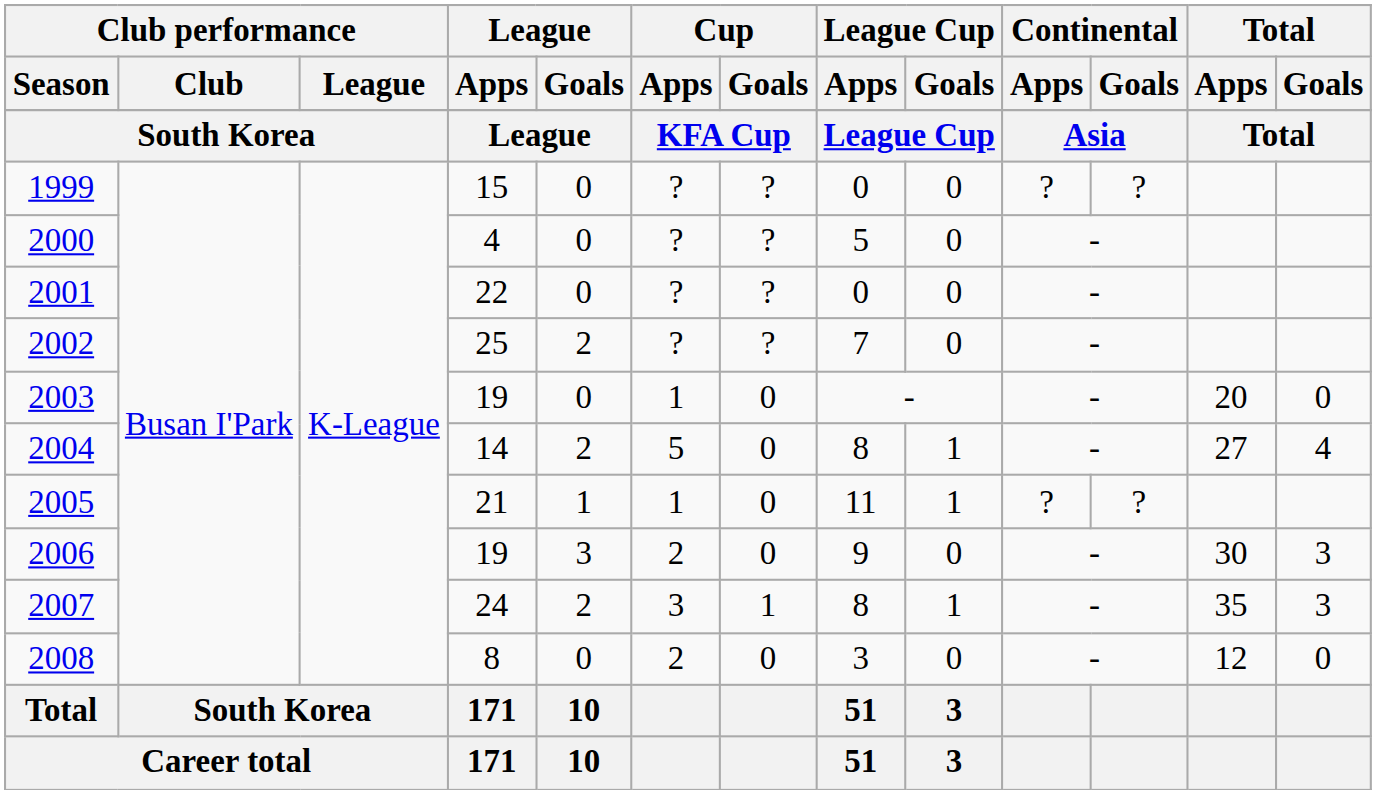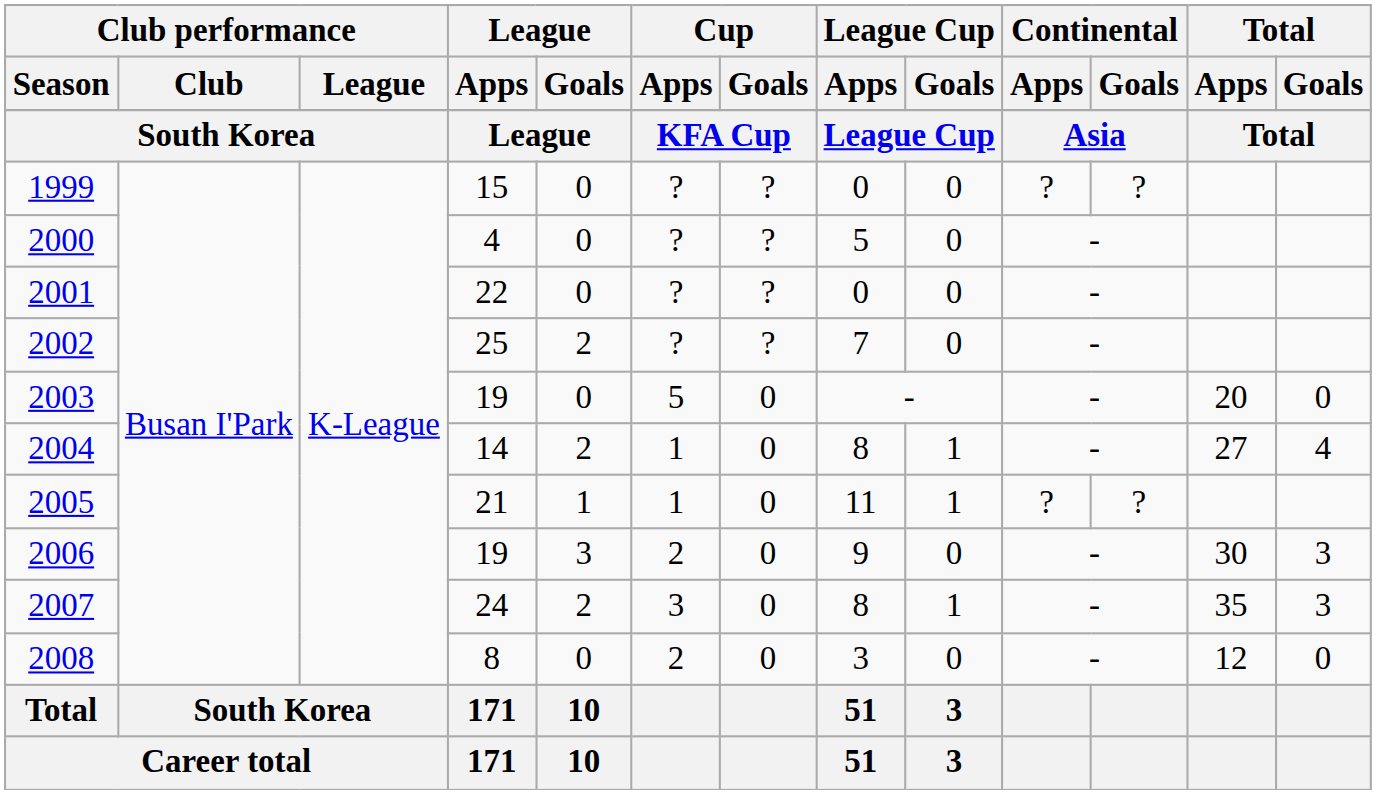(676, 396) 1 -> (676, 396) 5
(676, 448) 5 -> (676, 448) 1
(768, 605) 1 -> (768, 605) 0
